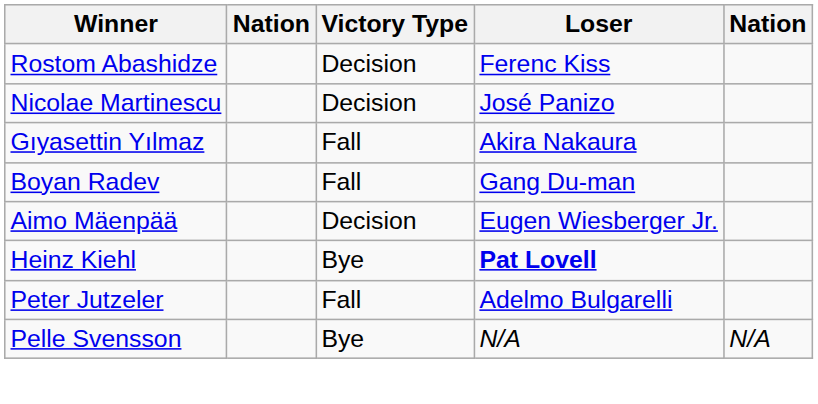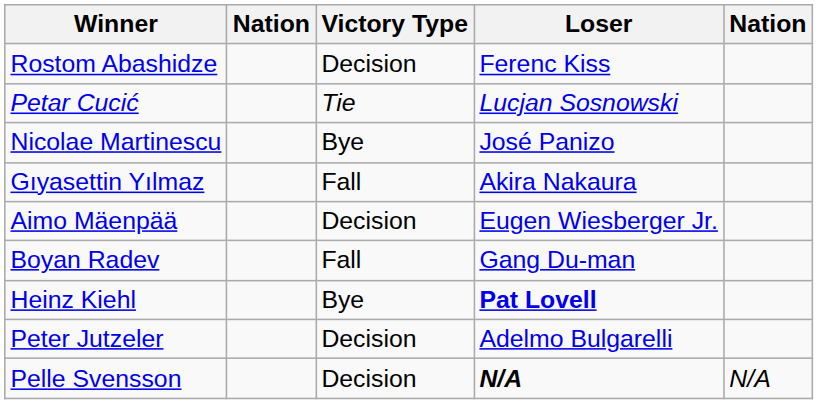+ row: (75, 102)
(369, 102) Decision -> (343, 142) Bye
rows swapped: (94, 220) <-> (85, 181)
(341, 299) Fall -> (369, 338) Decision
(343, 338) Bye -> (369, 378) Decision
(500, 338) normal -> (501, 378) bold
